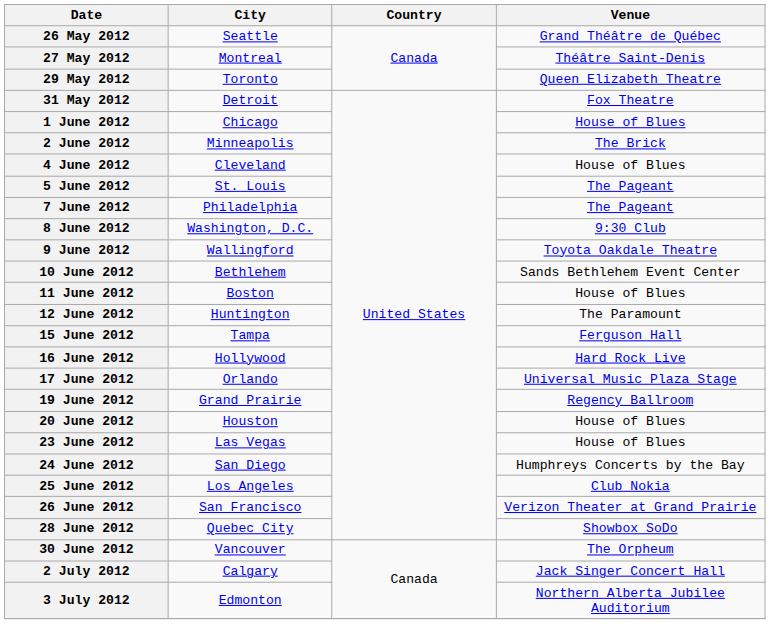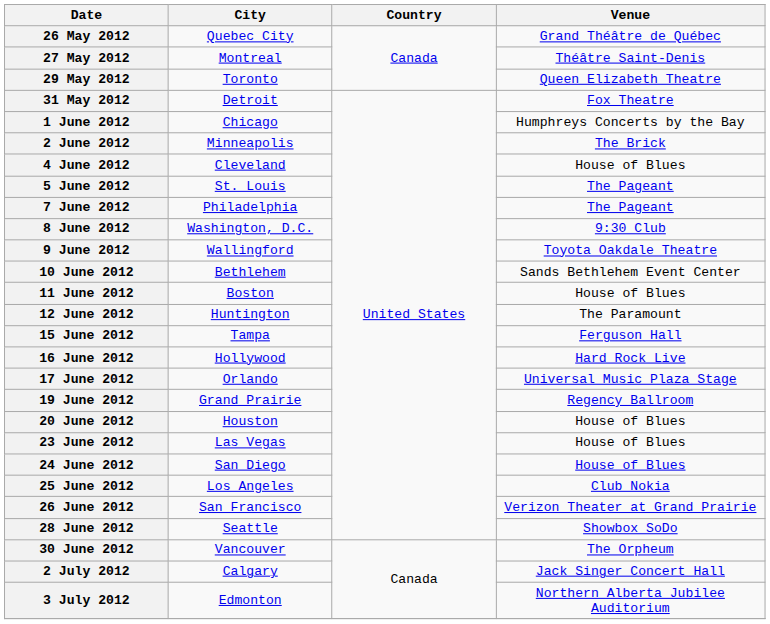(250, 37) Seattle -> (250, 37) Quebec City
(630, 122) House of Blues -> (630, 122) Humphreys Concerts by the Bay
(630, 465) Humphreys Concerts by the Bay -> (630, 465) House of Blues
(250, 529) Quebec City -> (250, 529) Seattle
